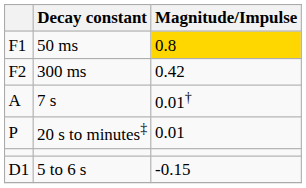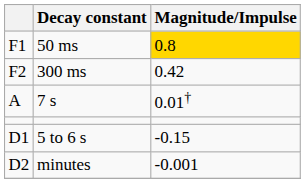- row: (13, 132)
+ row: (19, 164)
